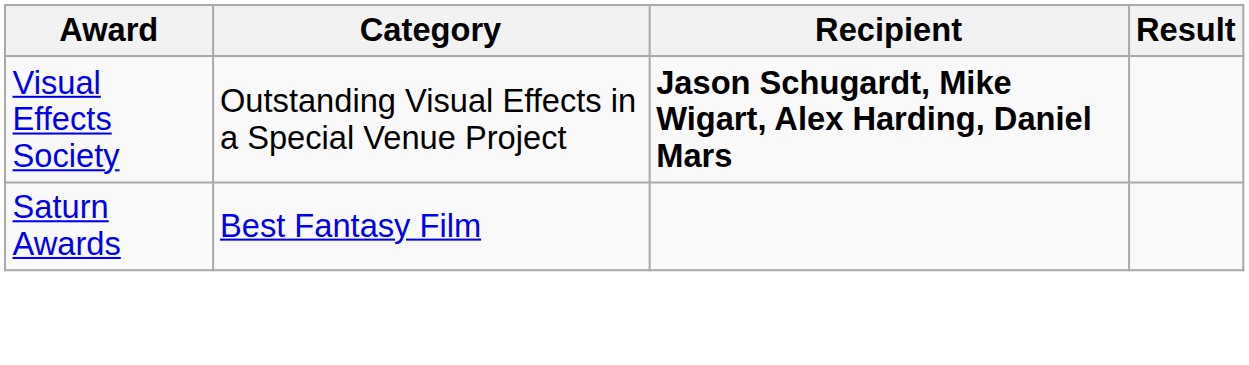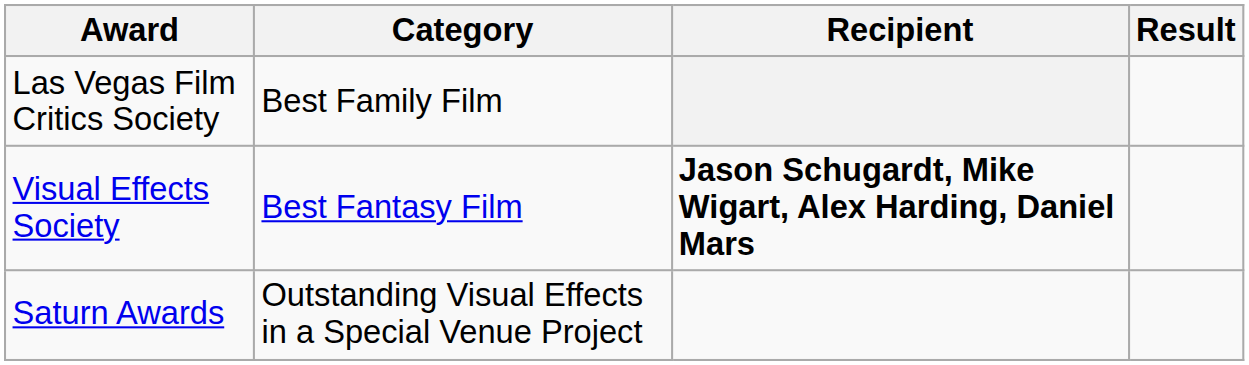+ row: (124, 100)
(428, 118) Outstanding Visual Effects in a Special Venue Project -> (392, 207) Best Fantasy Film
(351, 225) Best Fantasy Film -> (452, 314) Outstanding Visual Effects in a Special Venue Project
